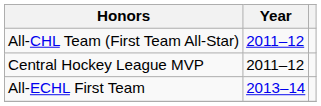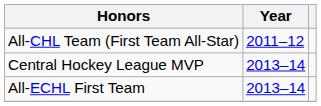(275, 64) 2011–12 -> (276, 64) 2013–14
